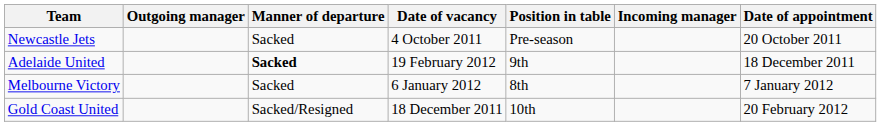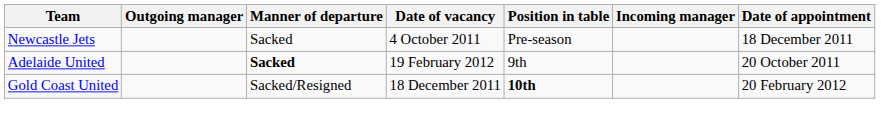(793, 39) 20 October 2011 -> (797, 39) 18 December 2011
(799, 62) 18 December 2011 -> (791, 62) 20 October 2011
- row: (64, 86)
(523, 109) normal -> (522, 86) bold
